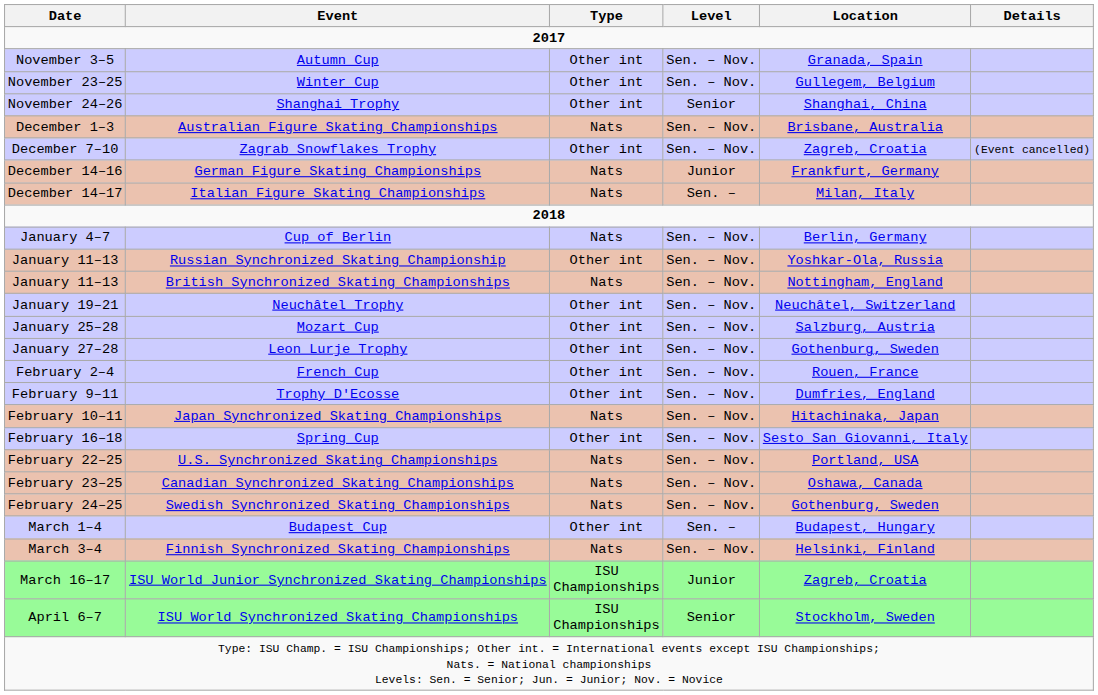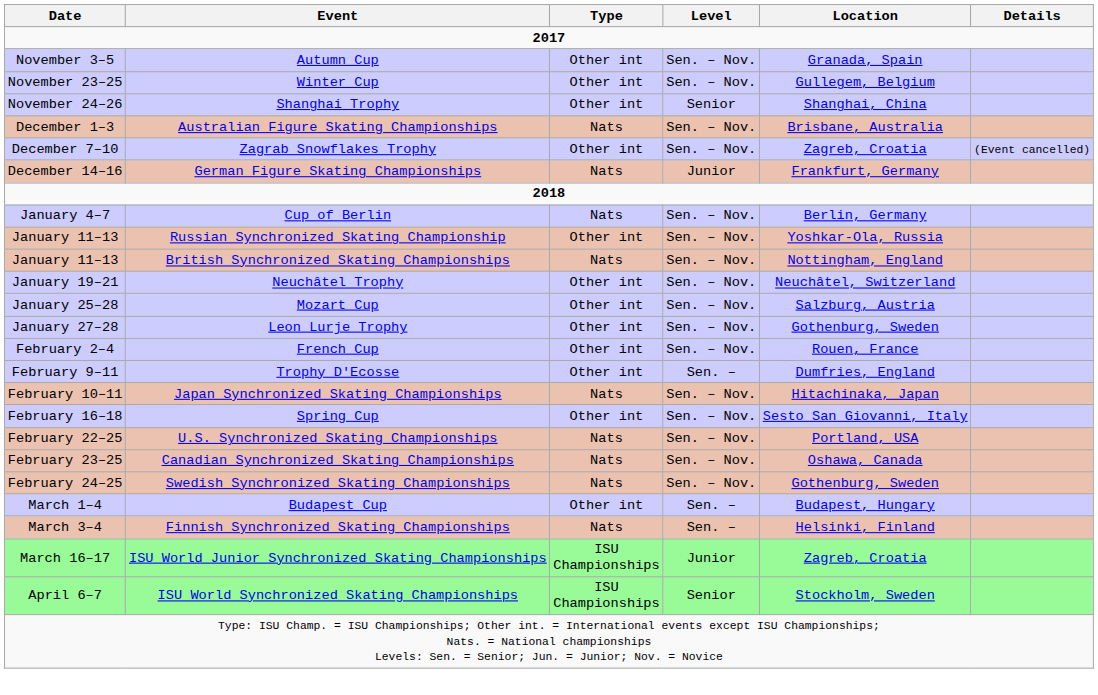- row: (338, 194)
(711, 394) Sen. – Nov. -> (711, 372) Sen. –
(711, 550) Sen. – Nov. -> (711, 527) Sen. –
